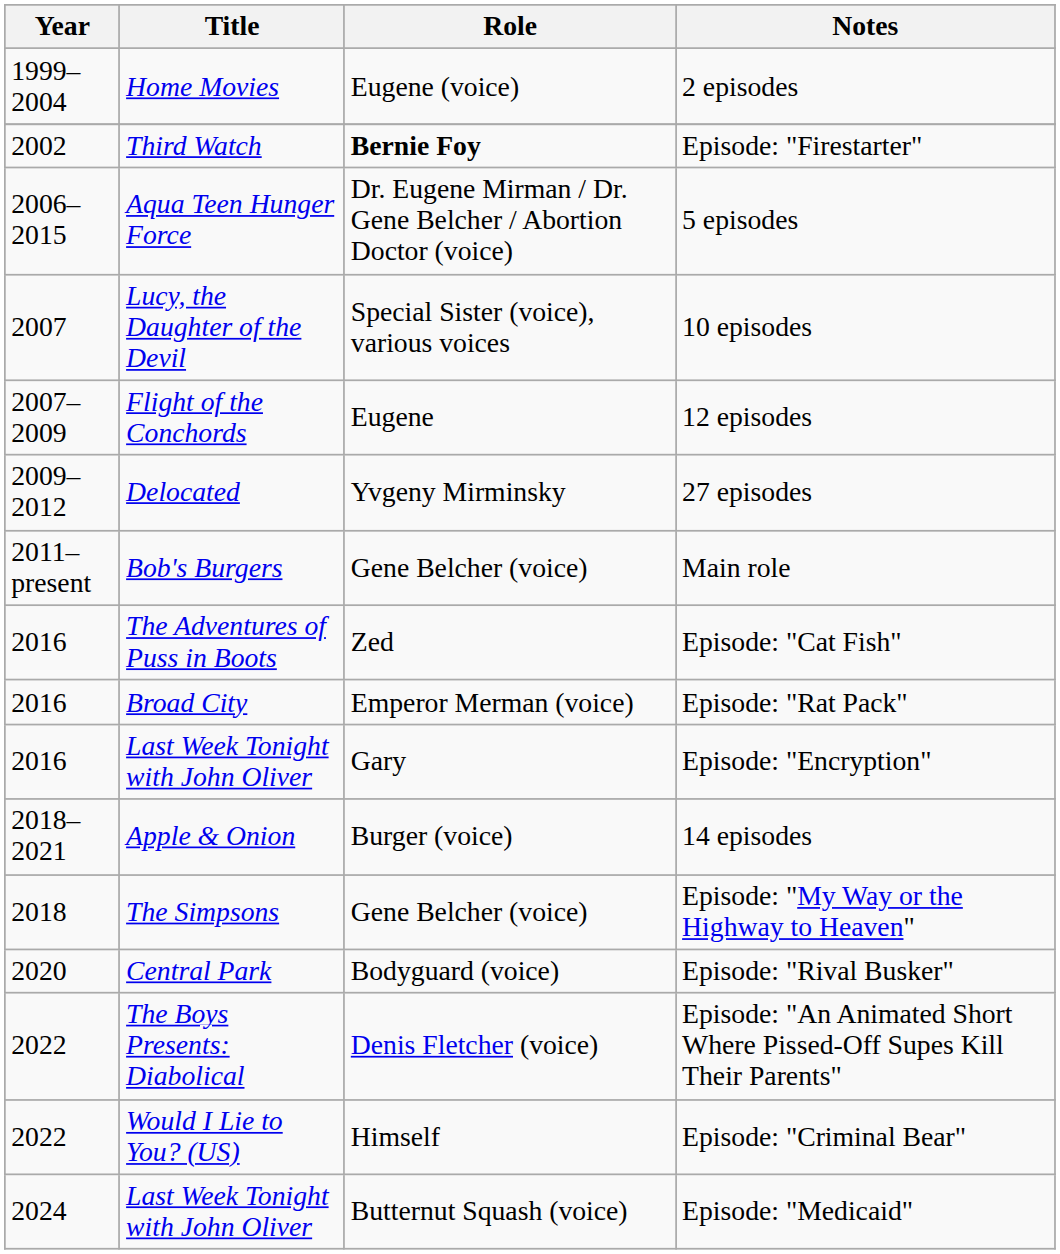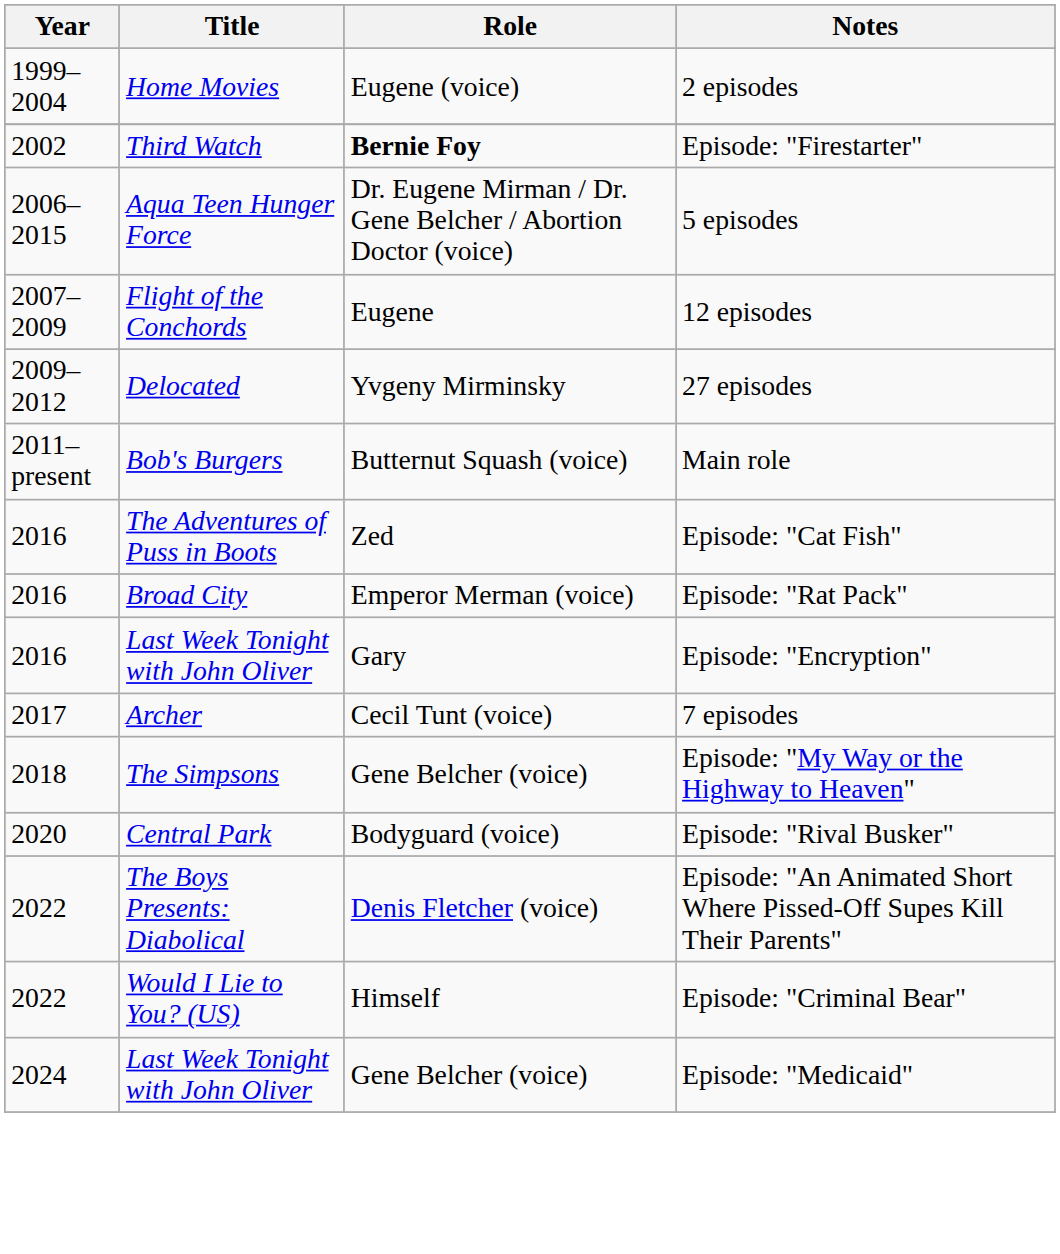- row: (747, 326)
(469, 567) Gene Belcher (voice) -> (489, 461) Butternut Squash (voice)
+ row: (740, 714)
- row: (747, 836)
(489, 1211) Butternut Squash (voice) -> (469, 1074) Gene Belcher (voice)
